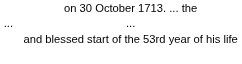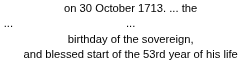+ row: (131, 39)
